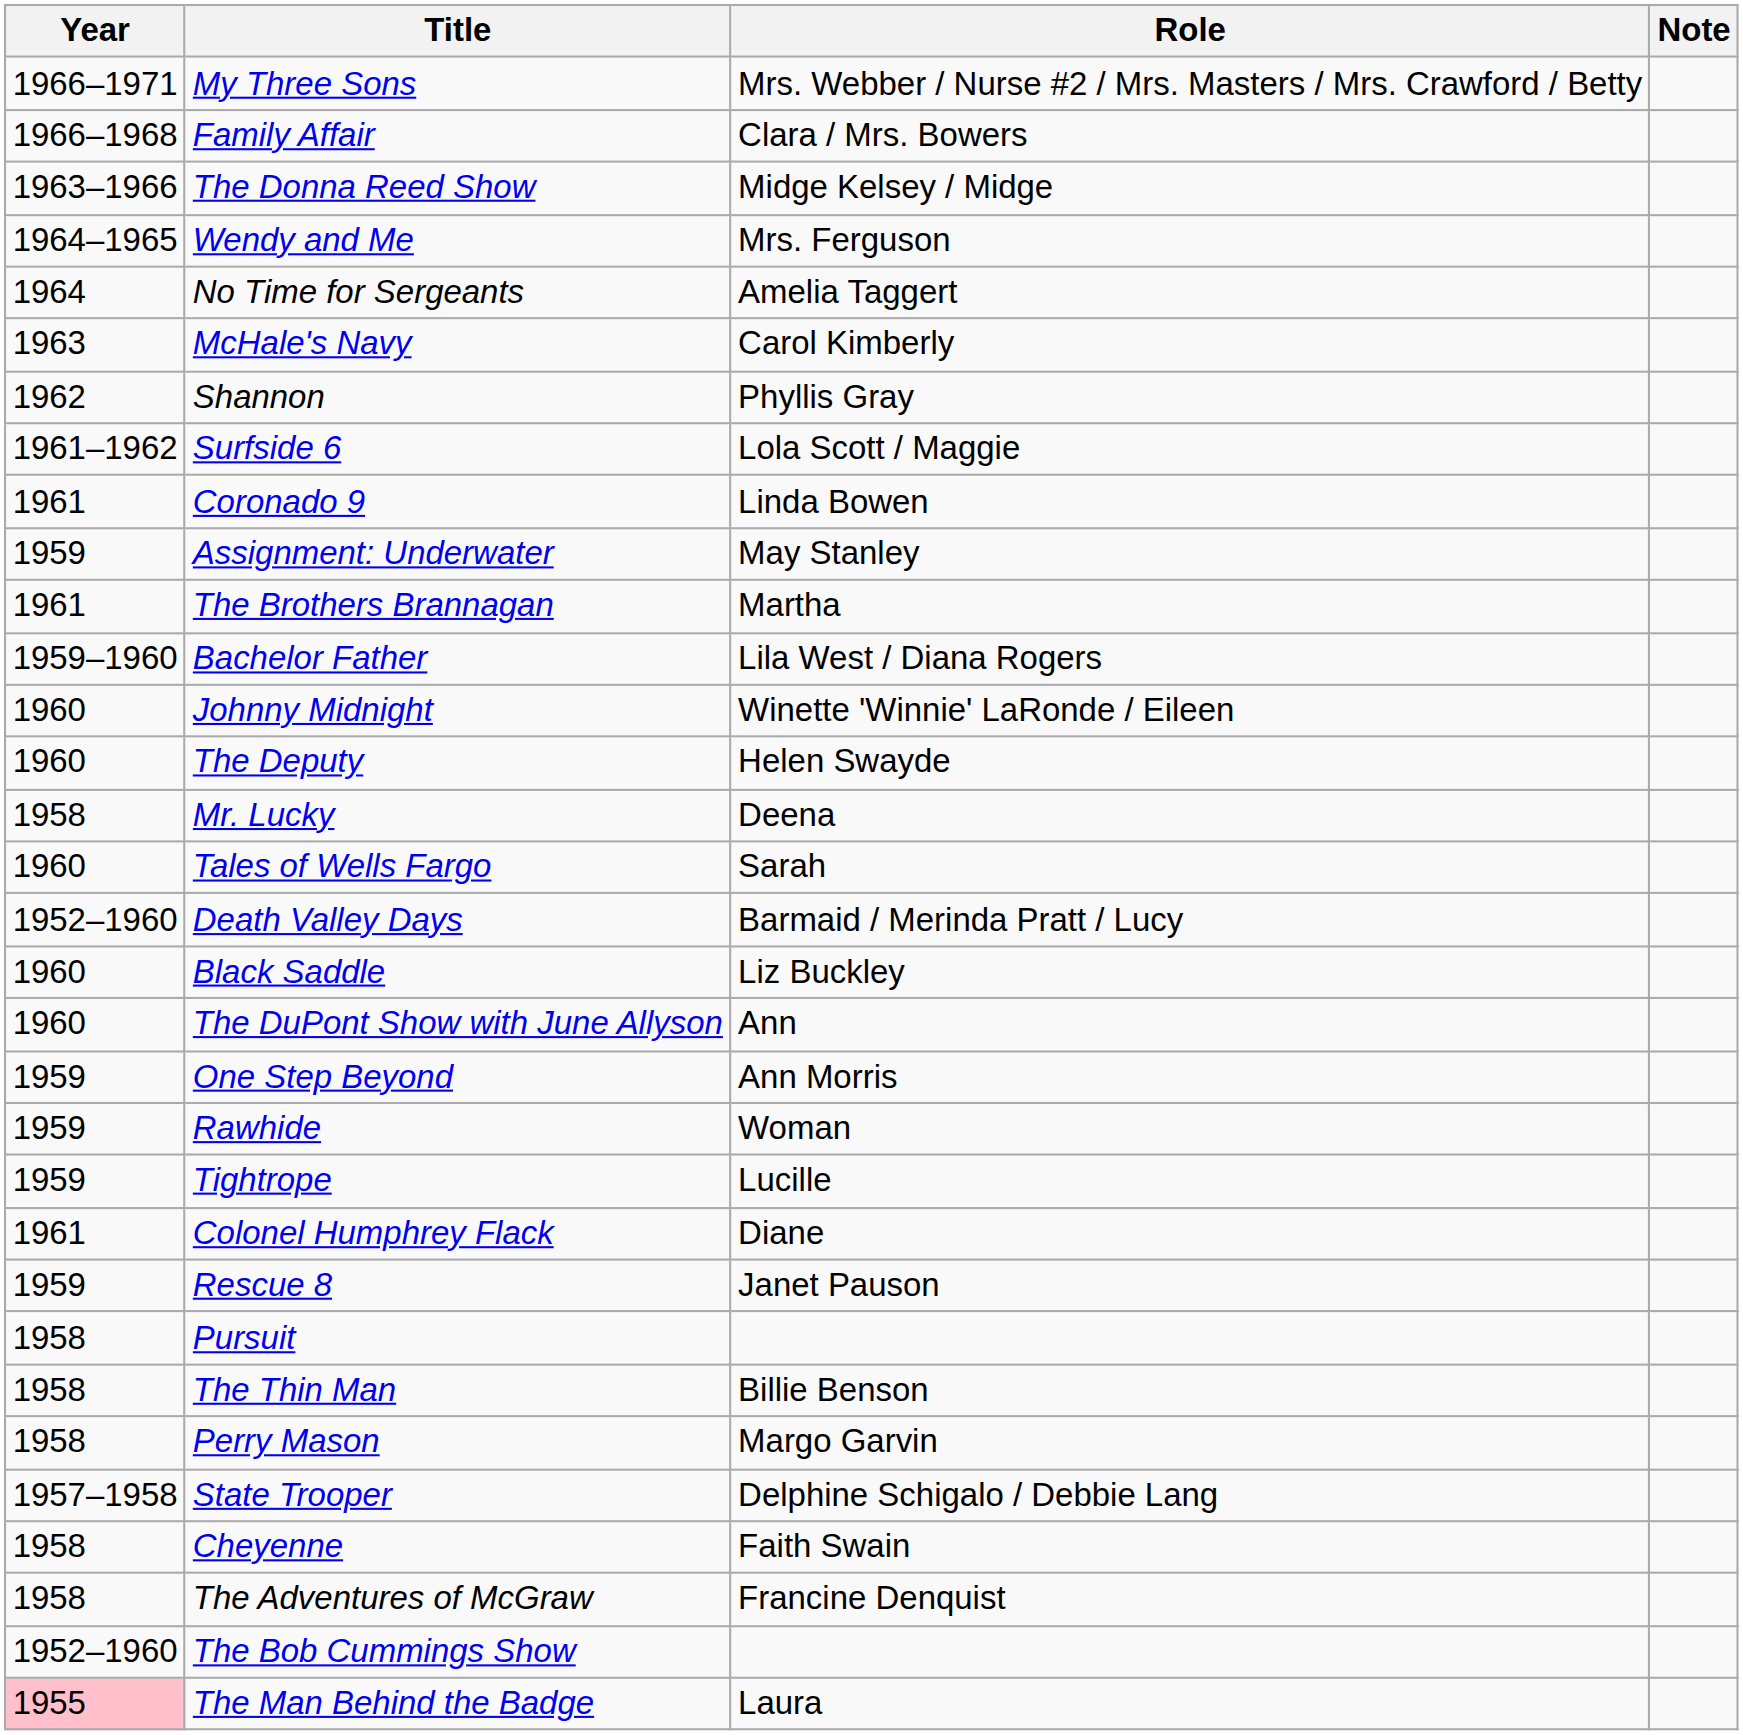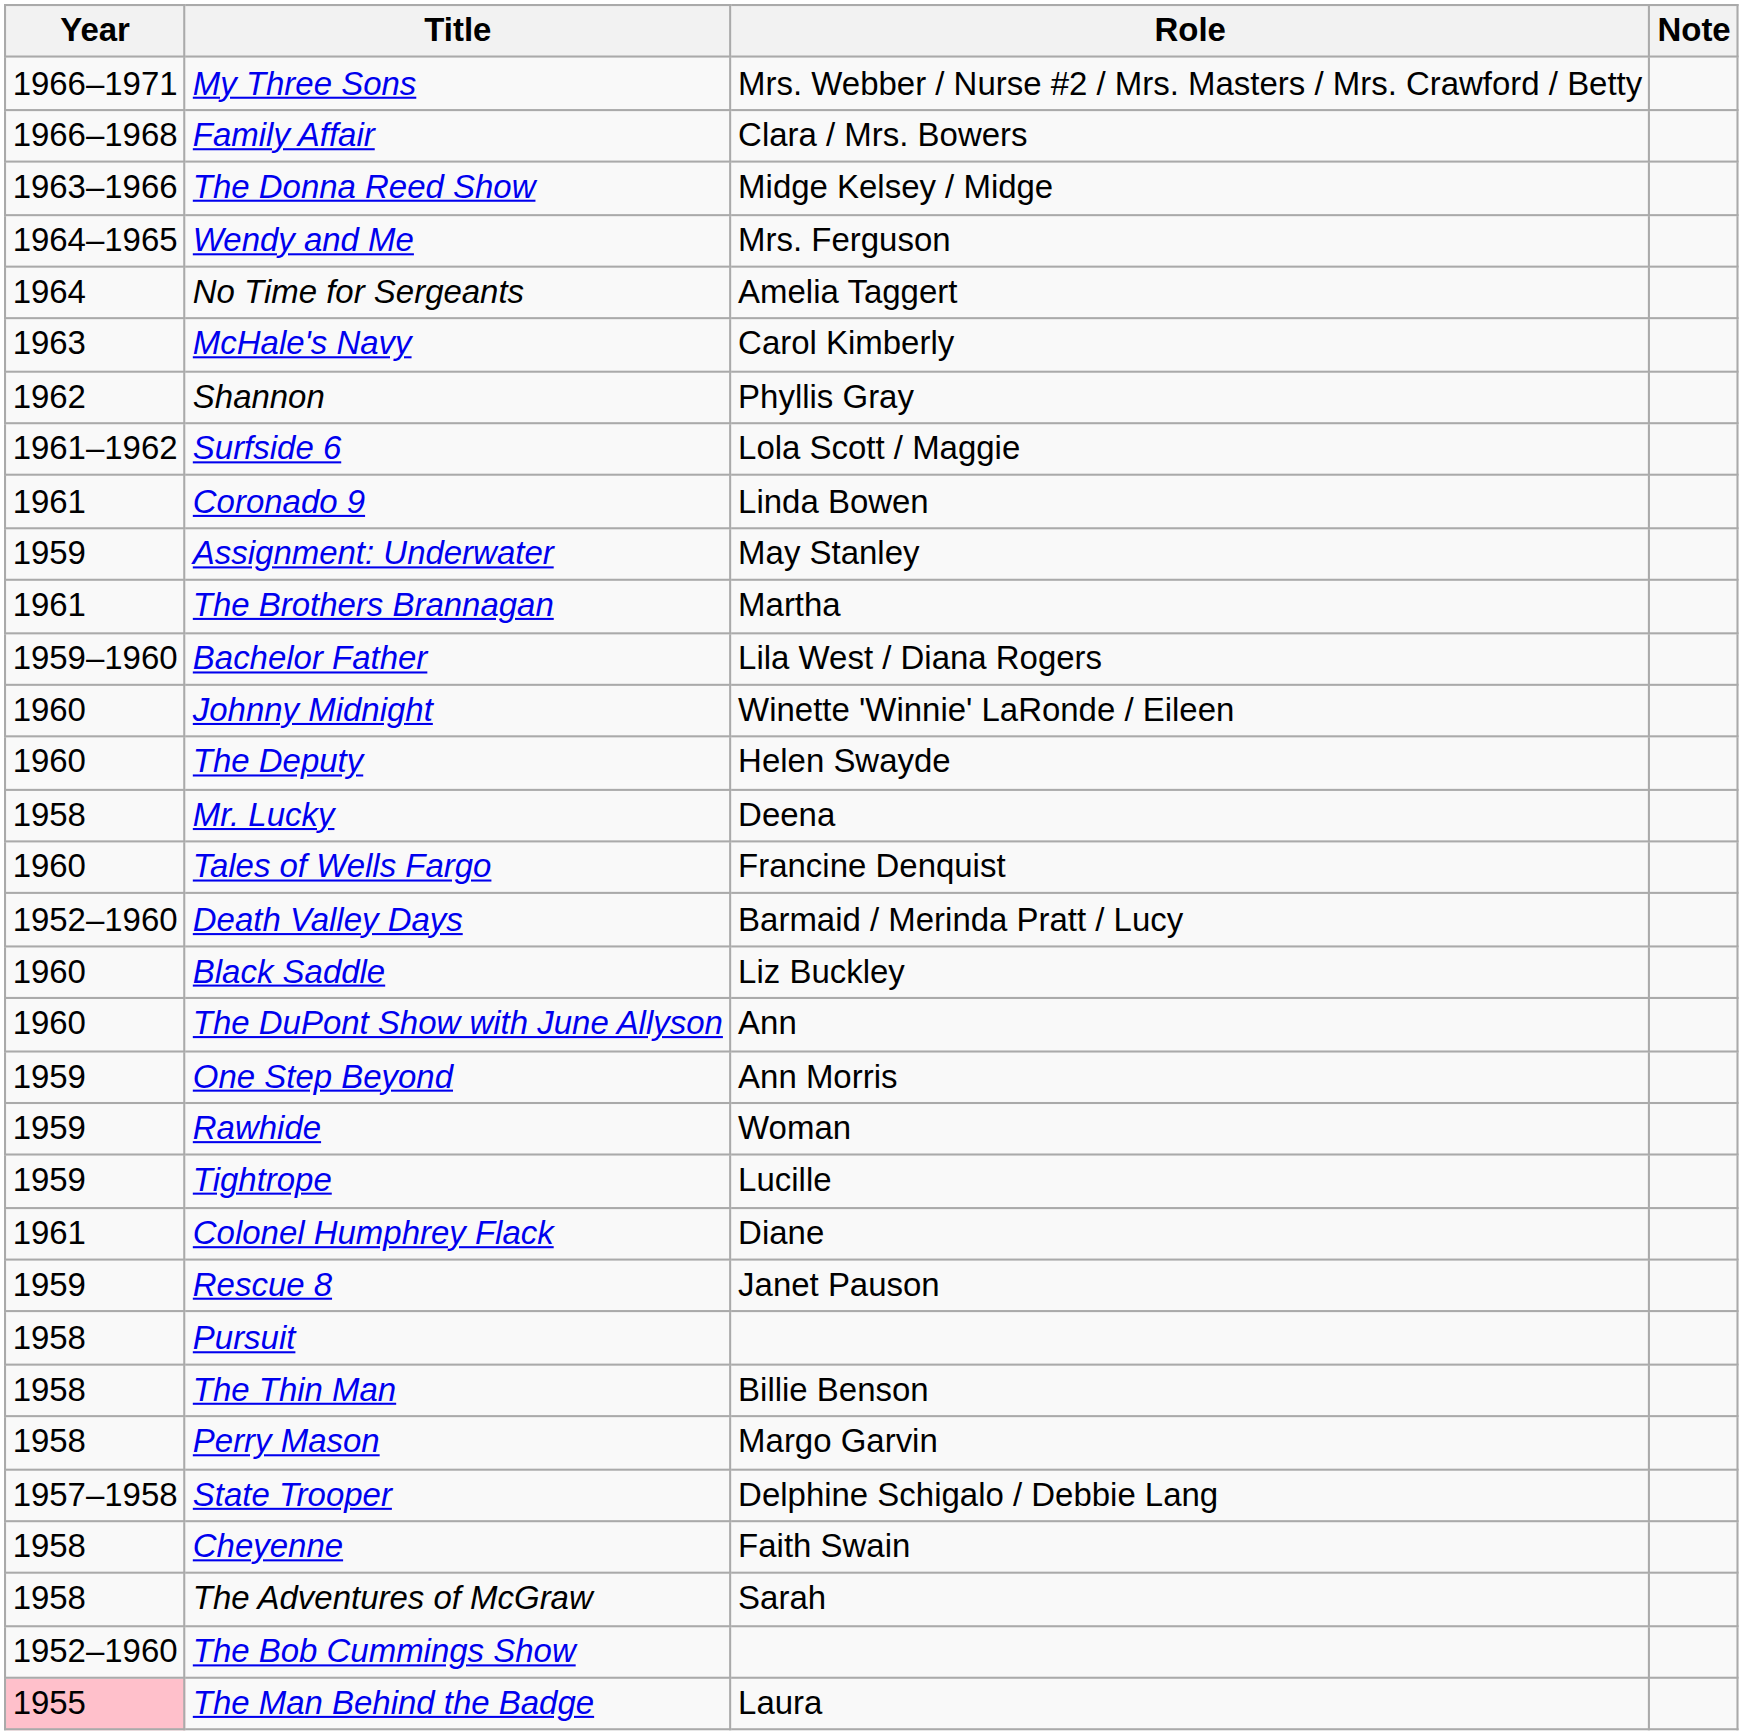(782, 866) Sarah -> (872, 866) Francine Denquist
(872, 1598) Francine Denquist -> (782, 1598) Sarah
